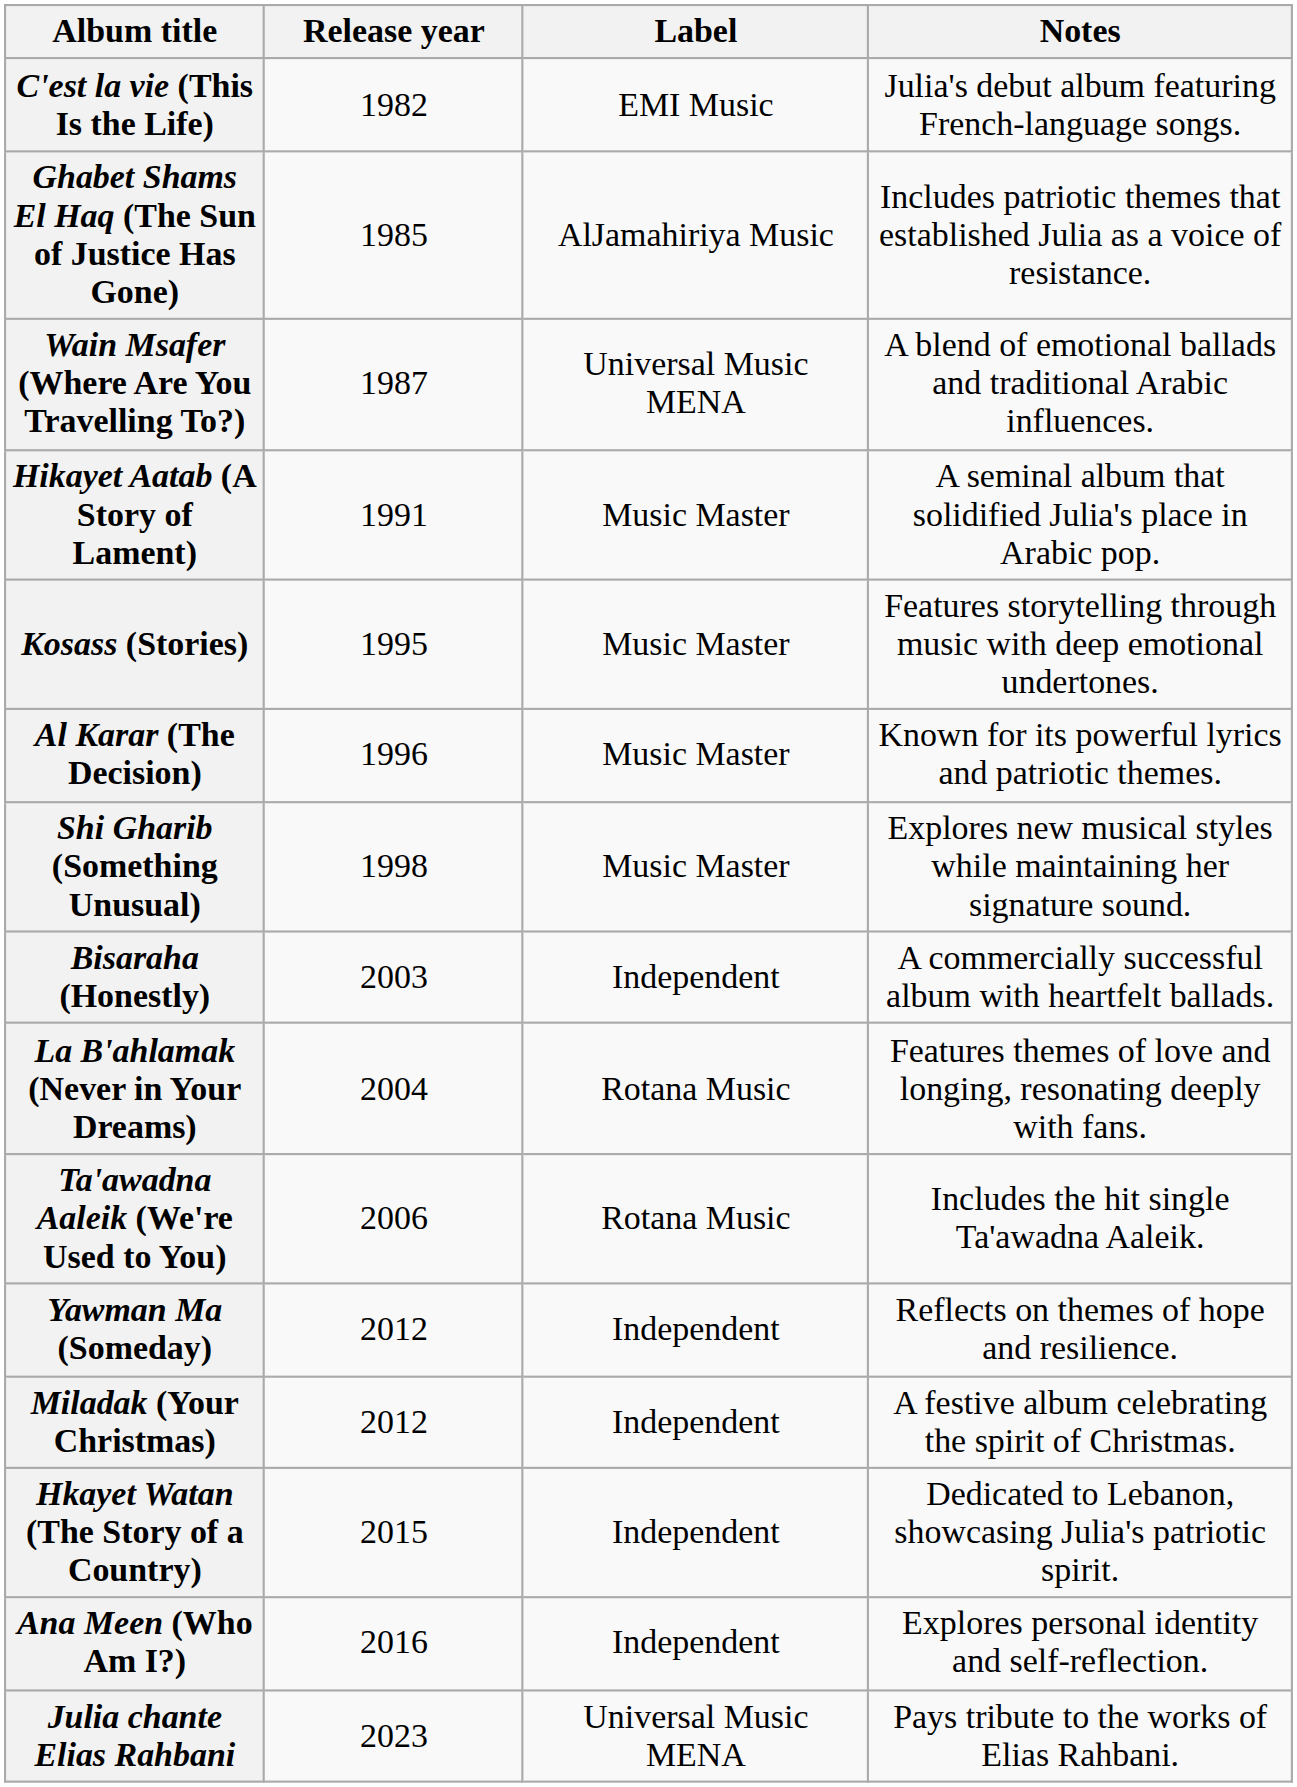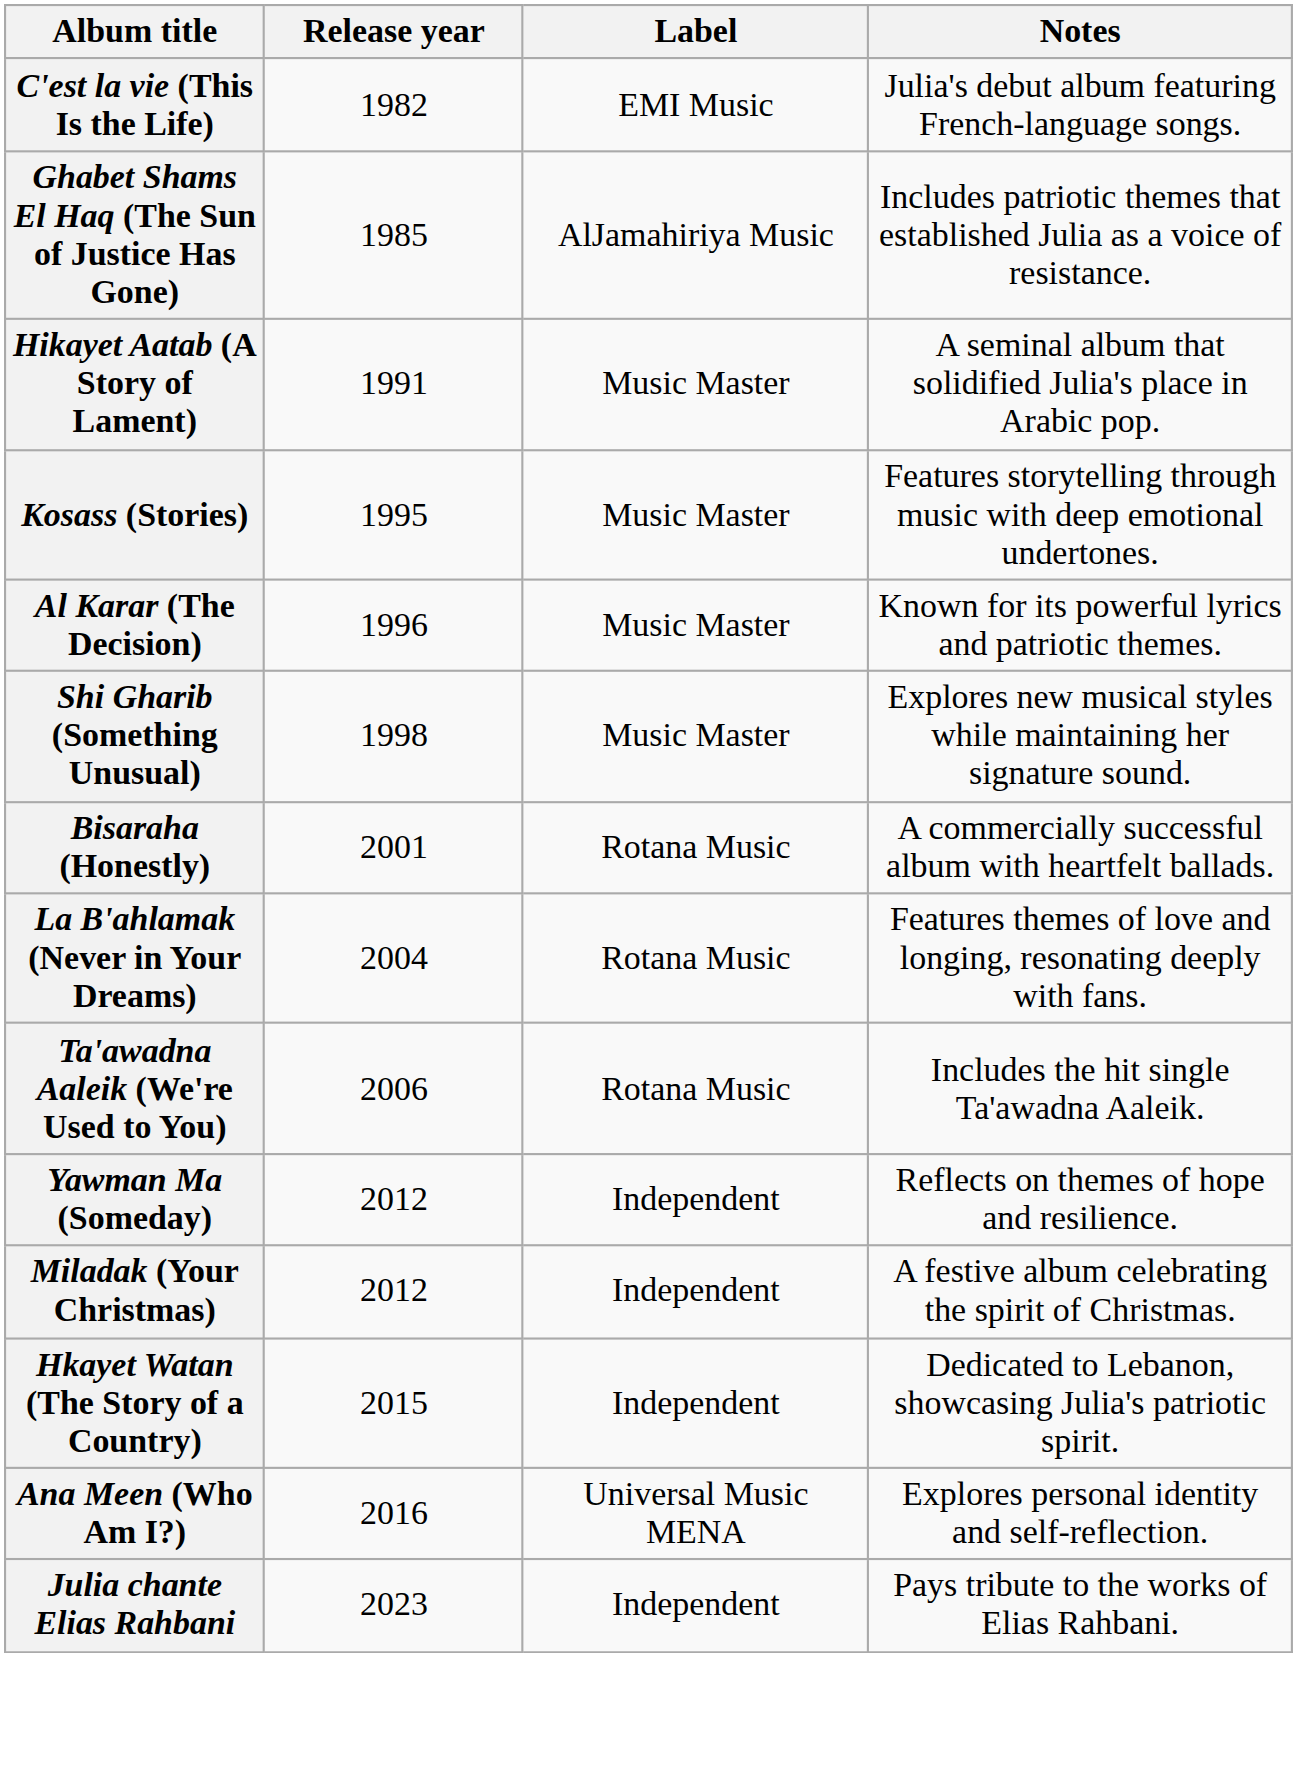- row: (135, 383)
(394, 976) 2003 -> (394, 846) 2001
(696, 976) Independent -> (696, 846) Rotana Music
(696, 1643) Independent -> (696, 1513) Universal Music MENA
(696, 1735) Universal Music MENA -> (696, 1604) Independent
